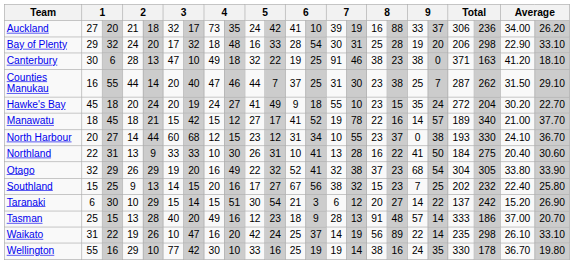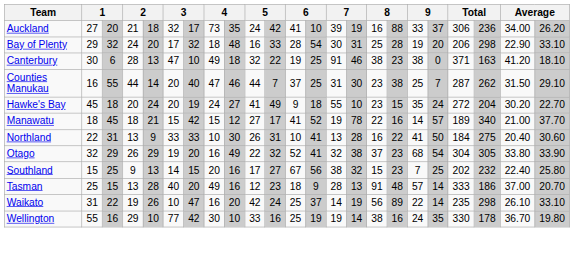- row: (39, 137)
- row: (26, 202)
